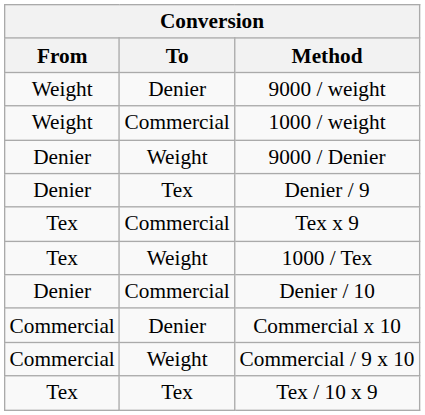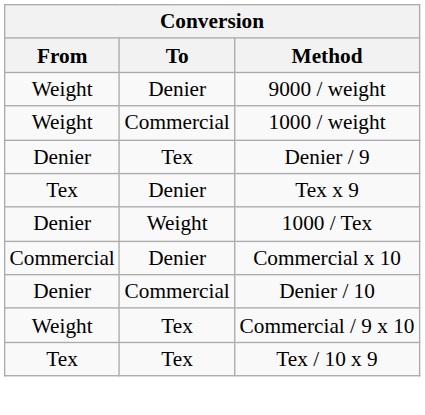- row: (327, 156)
(177, 223) Commercial -> (177, 190) Denier
(62, 257) Tex -> (62, 223) Denier
rows swapped: (327, 325) <-> (327, 291)
(62, 358) Commercial -> (62, 325) Weight
(177, 358) Weight -> (177, 325) Tex
